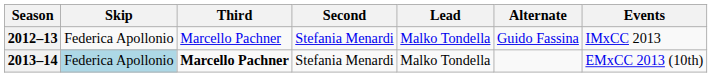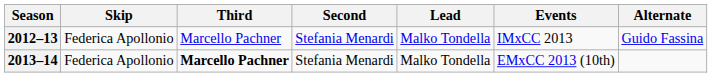columns swapped: (538, 15) <-> (644, 15)
(119, 60) lightblue background -> (119, 60) no background
